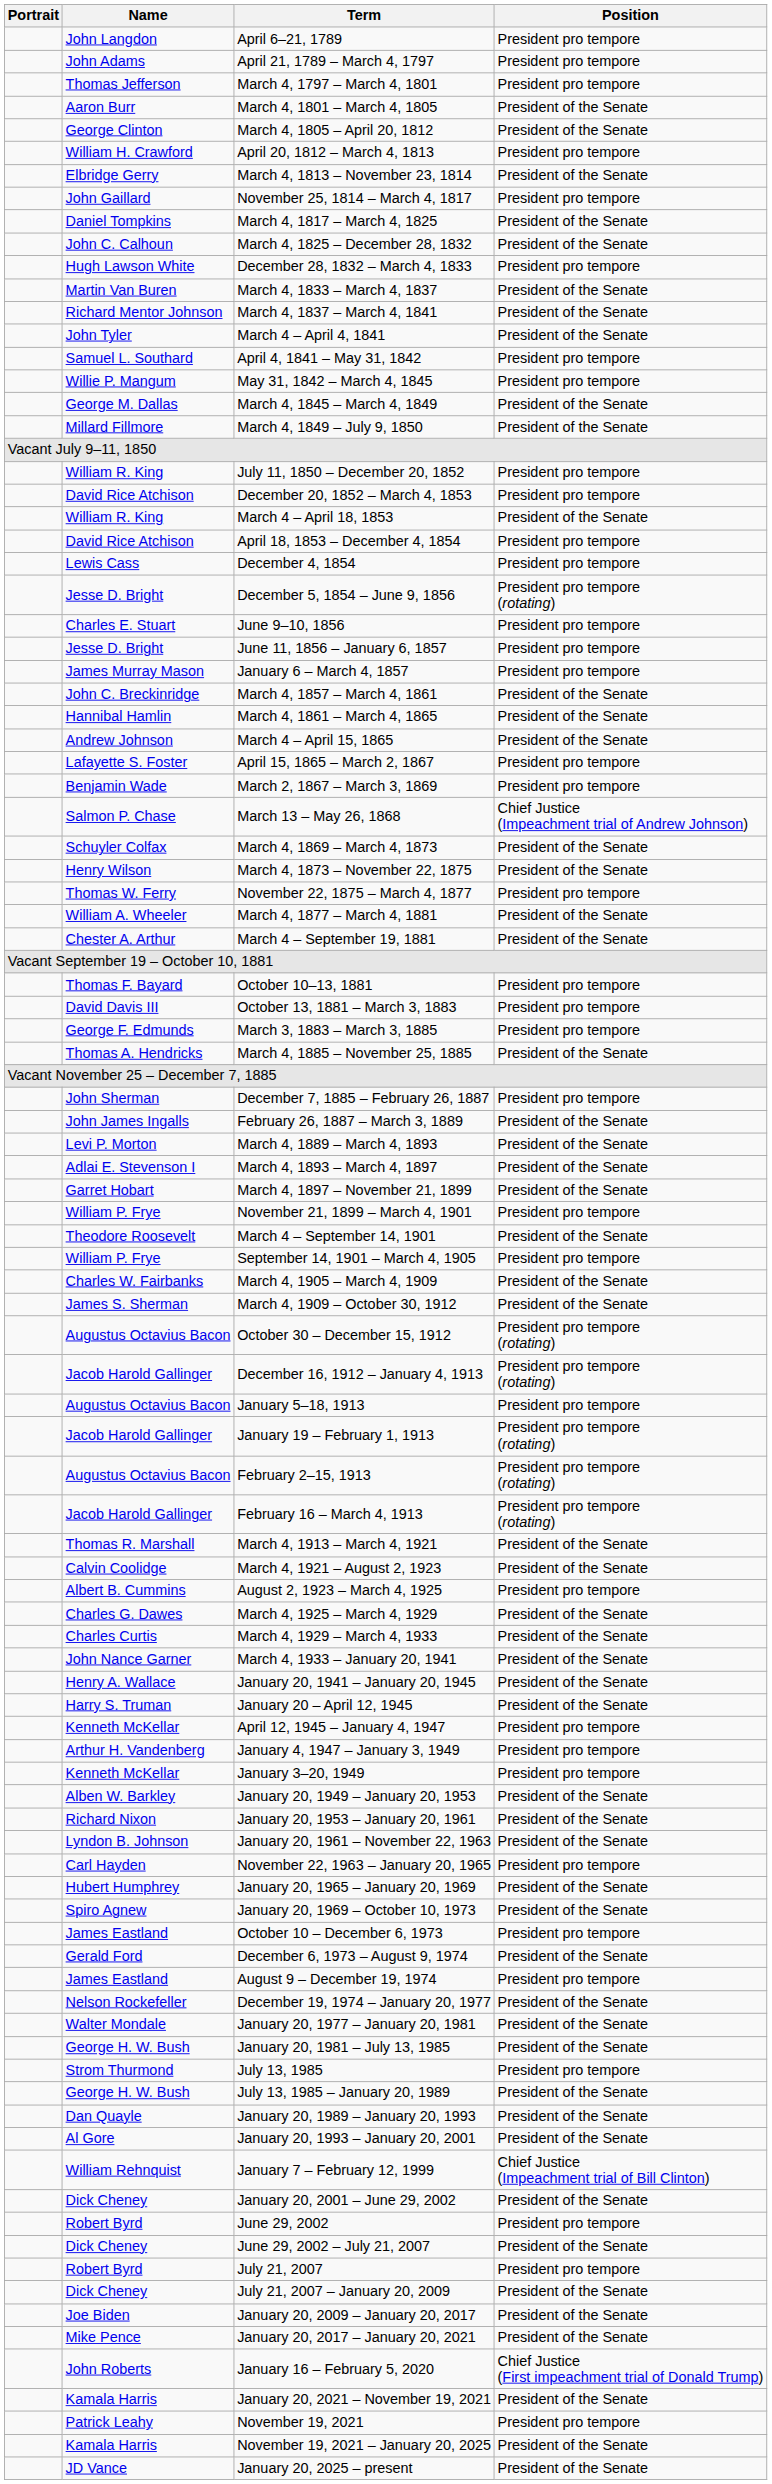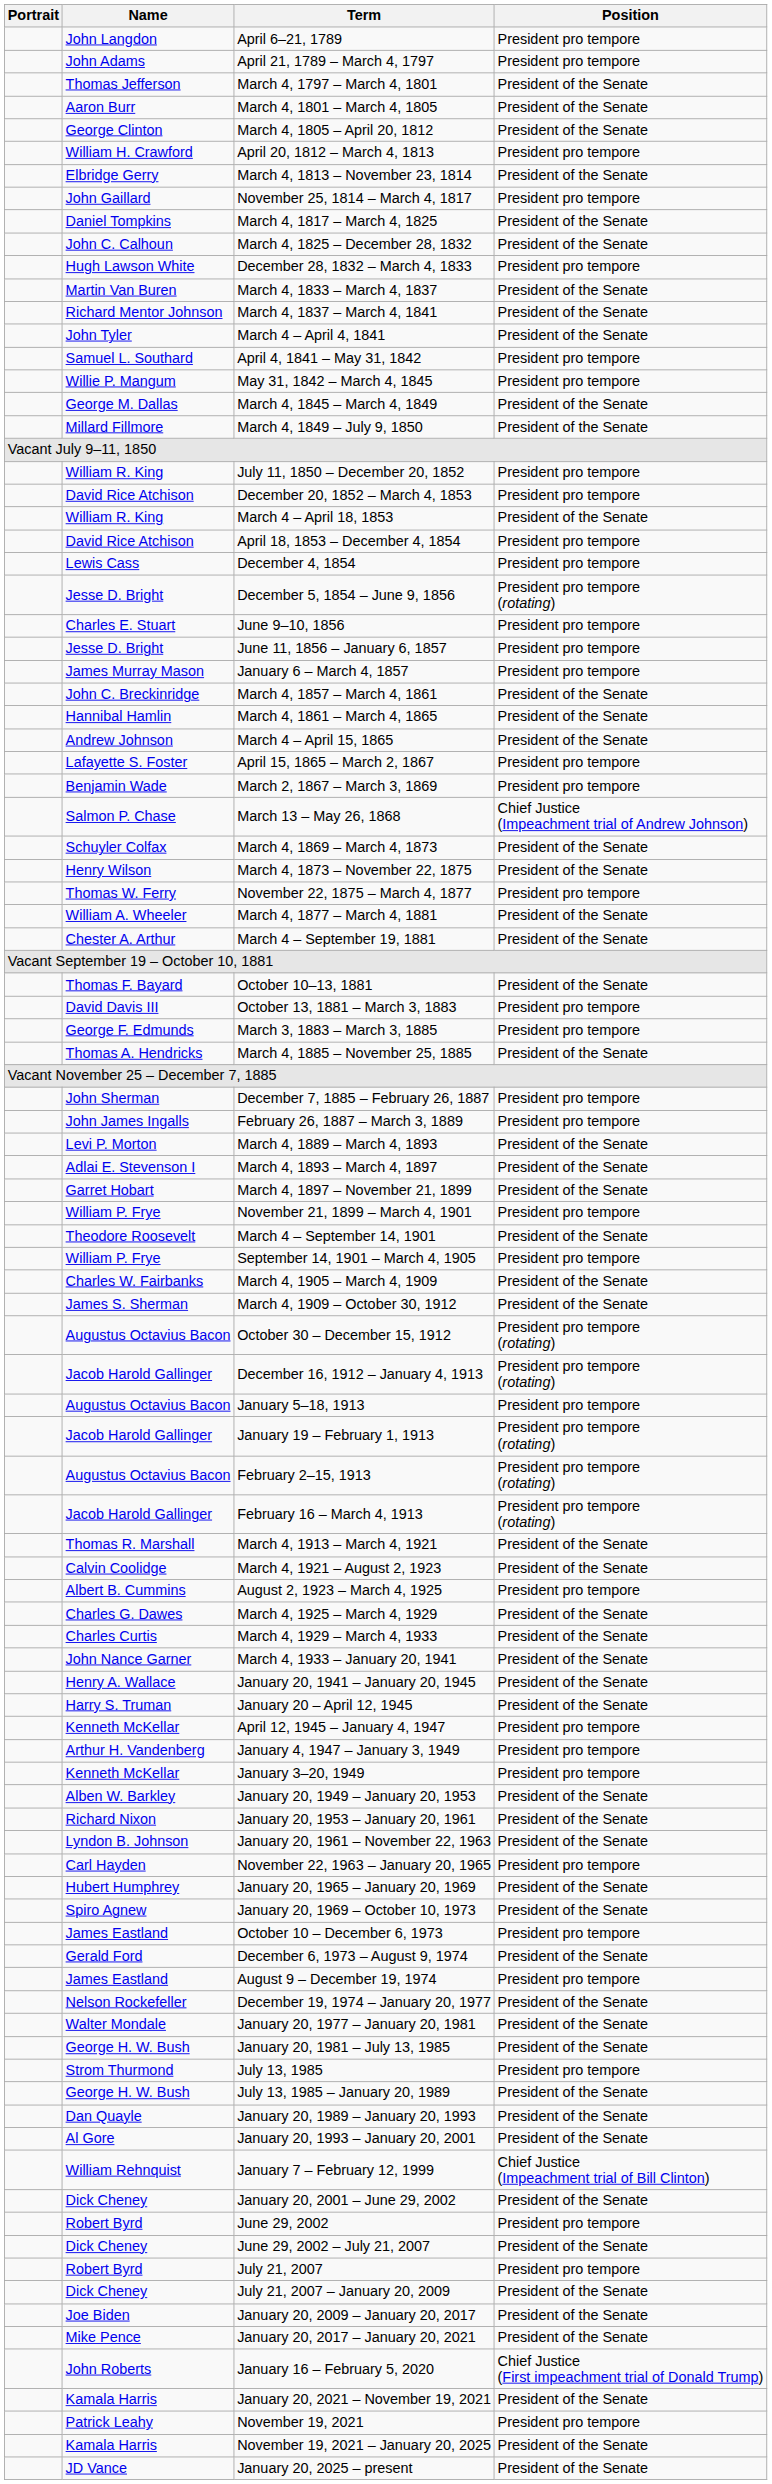(569, 84) President pro tempore -> (573, 84) President of the Senate
(569, 984) President pro tempore -> (573, 984) President of the Senate
(573, 1121) President of the Senate -> (569, 1121) President pro tempore
